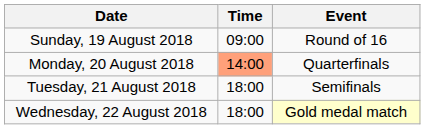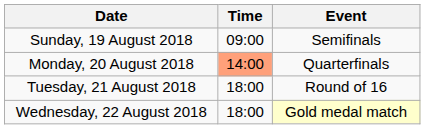(346, 40) Round of 16 -> (346, 40) Semifinals
(346, 87) Semifinals -> (346, 87) Round of 16
